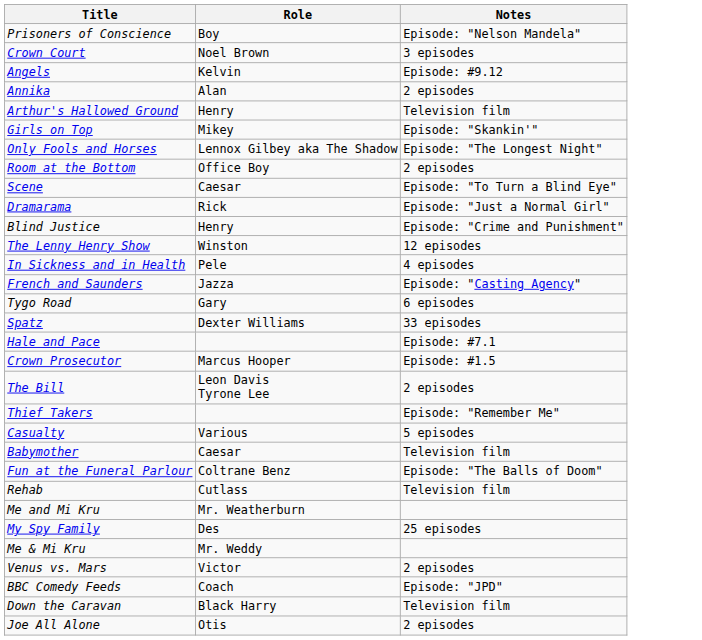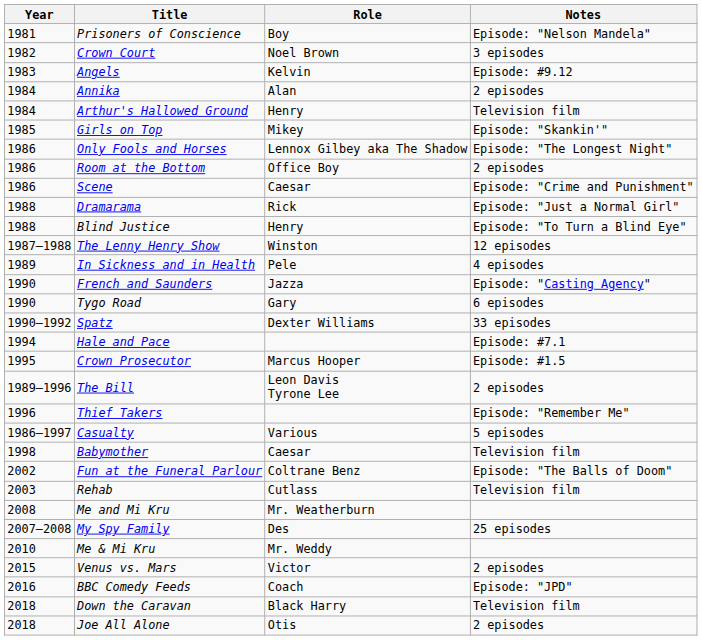+ column: (39, 14)
(510, 188) Episode: "To Turn a Blind Eye" -> (583, 188) Episode: "Crime and Punishment"
(514, 226) Episode: "Crime and Punishment" -> (580, 226) Episode: "To Turn a Blind Eye"
